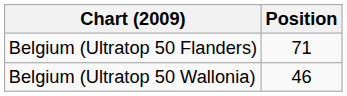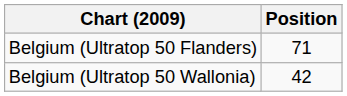(302, 76) 46 -> (302, 76) 42
